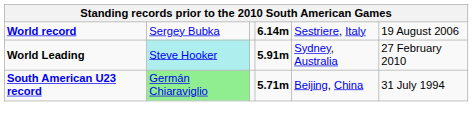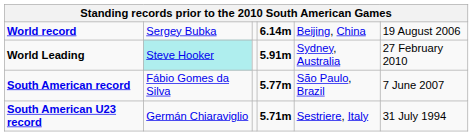(330, 31) Sestriere, Italy -> (331, 31) Beijing, China
+ row: (69, 85)
(179, 85) lightgreen background -> (197, 115) no background
(329, 85) Beijing, China -> (332, 115) Sestriere, Italy
